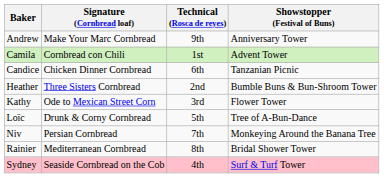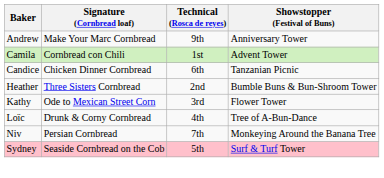(198, 117) 5th -> (198, 117) 4th
- row: (21, 149)
(198, 165) 4th -> (198, 149) 5th
